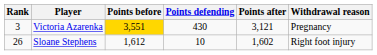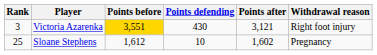(311, 27) Pregnancy -> (323, 27) Right foot injury
(18, 42) 26 -> (18, 42) 25
(323, 42) Right foot injury -> (311, 42) Pregnancy
